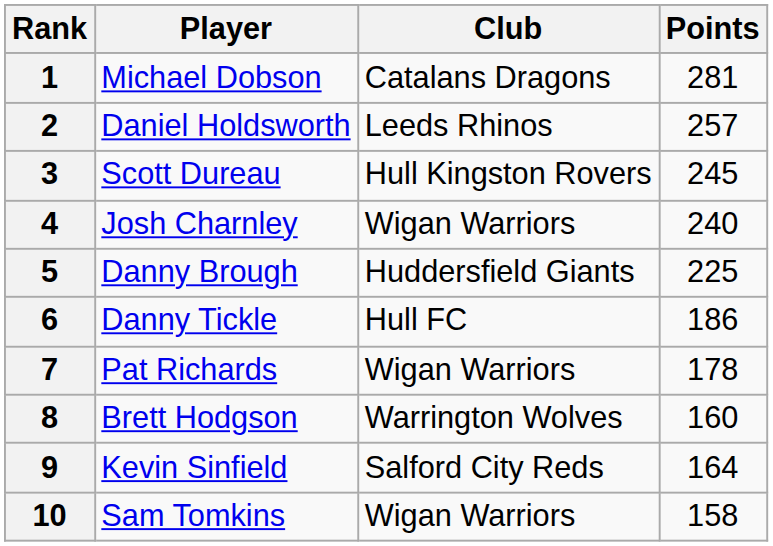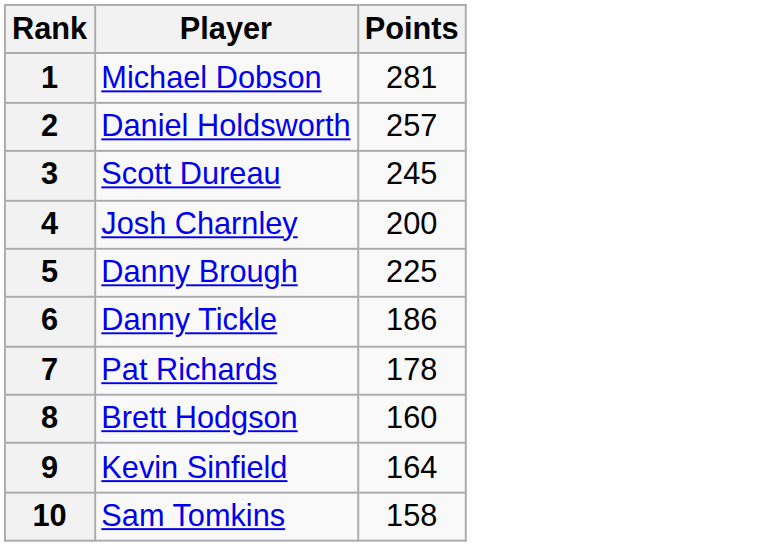- column: (508, 28)
(713, 223) 240 -> (412, 223) 200
